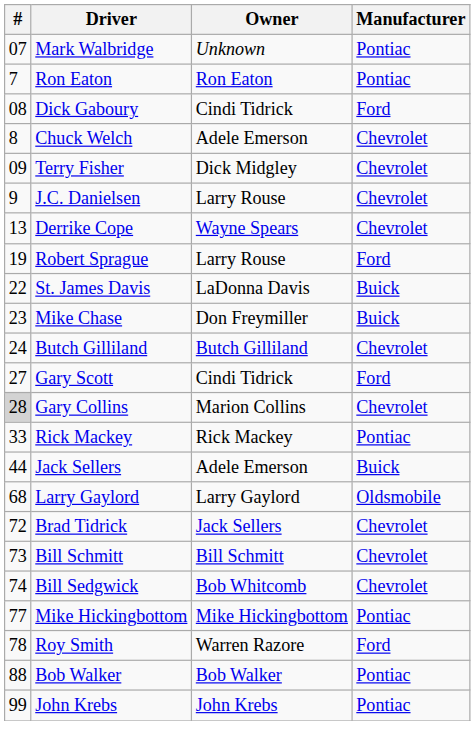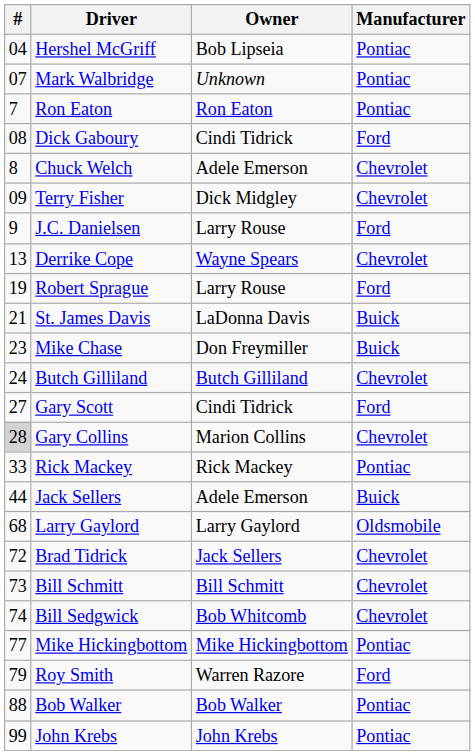+ row: (96, 49)
(392, 198) Chevrolet -> (373, 228) Ford
(18, 288) 22 -> (18, 317) 21
(18, 645) 78 -> (18, 675) 79
